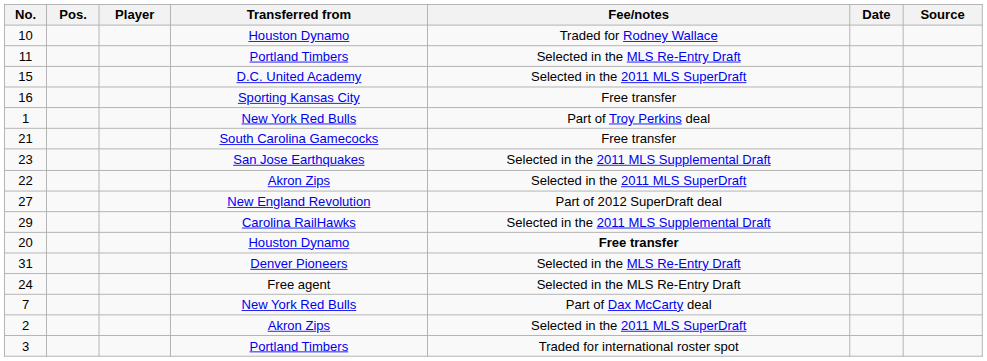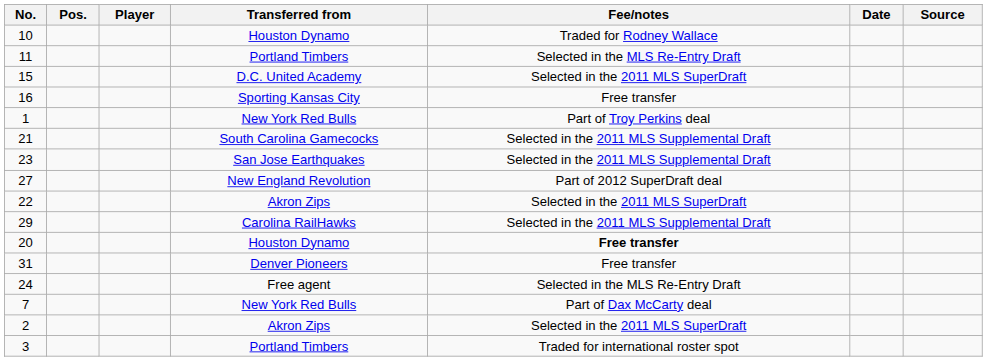(639, 139) Free transfer -> (639, 139) Selected in the 2011 MLS Supplemental Draft
rows swapped: (26, 201) <-> (26, 181)
(639, 263) Selected in the MLS Re-Entry Draft -> (639, 263) Free transfer
